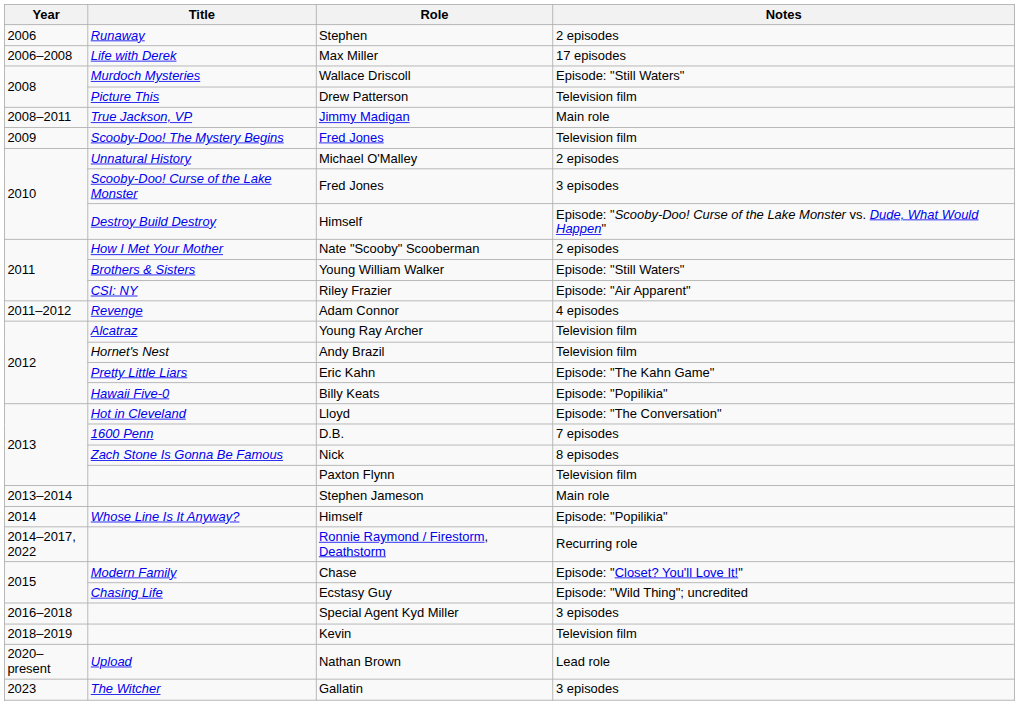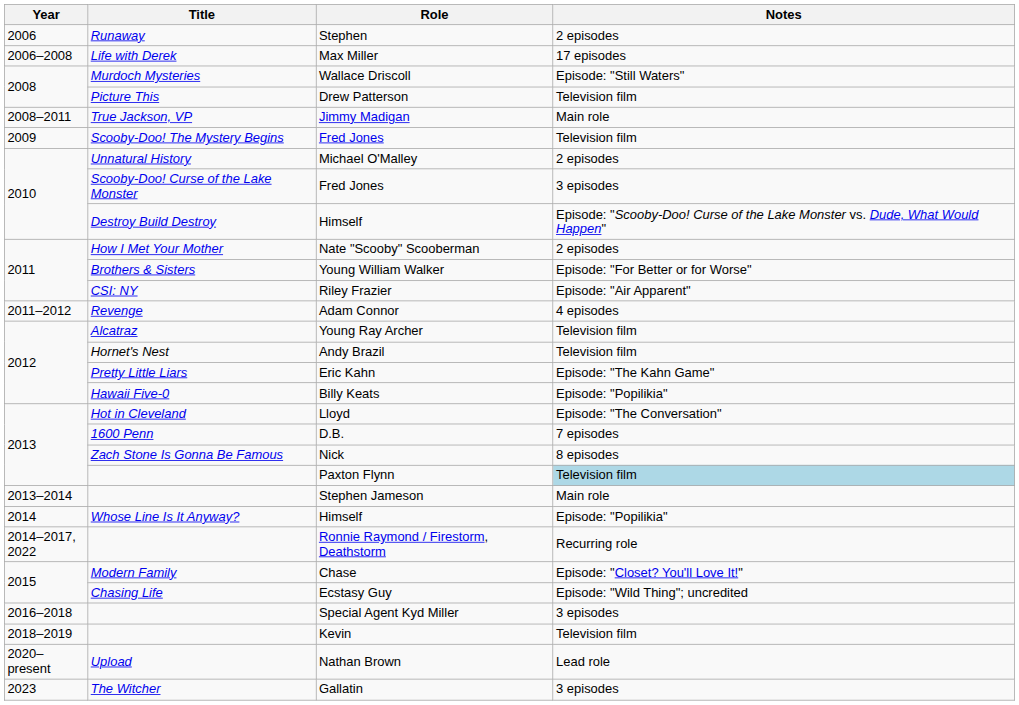(620, 270) Episode: "Still Waters" -> (654, 270) Episode: "For Better or for Worse"
(596, 475) no background -> (596, 475) lightblue background
